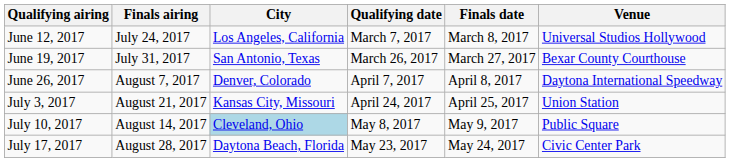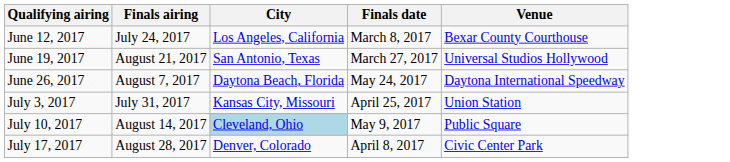- column: (396, 15)
(624, 37) Universal Studios Hollywood -> (516, 37) Bexar County Courthouse
(153, 59) July 31, 2017 -> (161, 59) August 21, 2017
(614, 59) Bexar County Courthouse -> (526, 59) Universal Studios Hollywood
(262, 80) Denver, Colorado -> (278, 80) Daytona Beach, Florida
(485, 80) April 8, 2017 -> (389, 80) May 24, 2017
(161, 102) August 21, 2017 -> (153, 102) July 31, 2017
(278, 146) Daytona Beach, Florida -> (262, 146) Denver, Colorado
(486, 146) May 24, 2017 -> (387, 146) April 8, 2017
